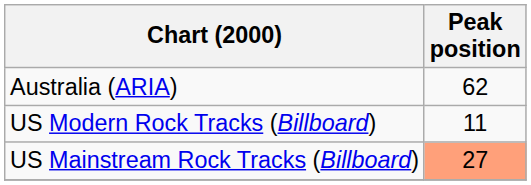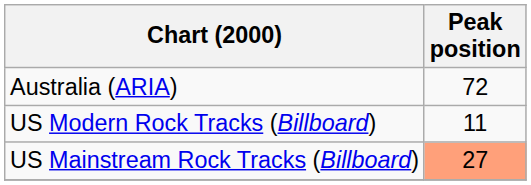(475, 86) 62 -> (475, 86) 72
